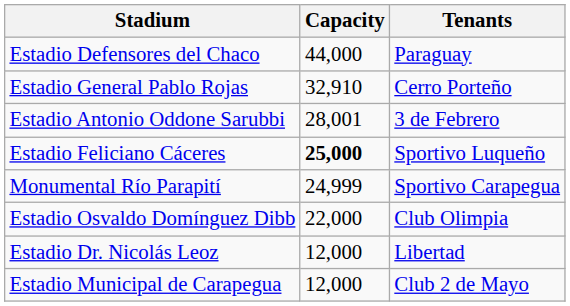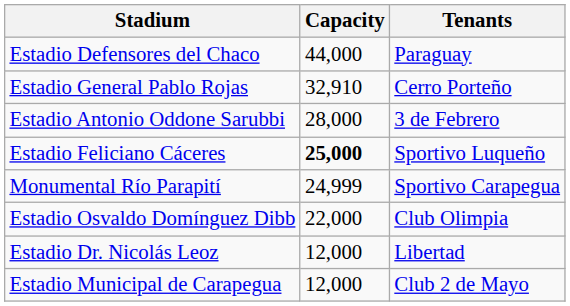(334, 119) 28,001 -> (334, 119) 28,000
